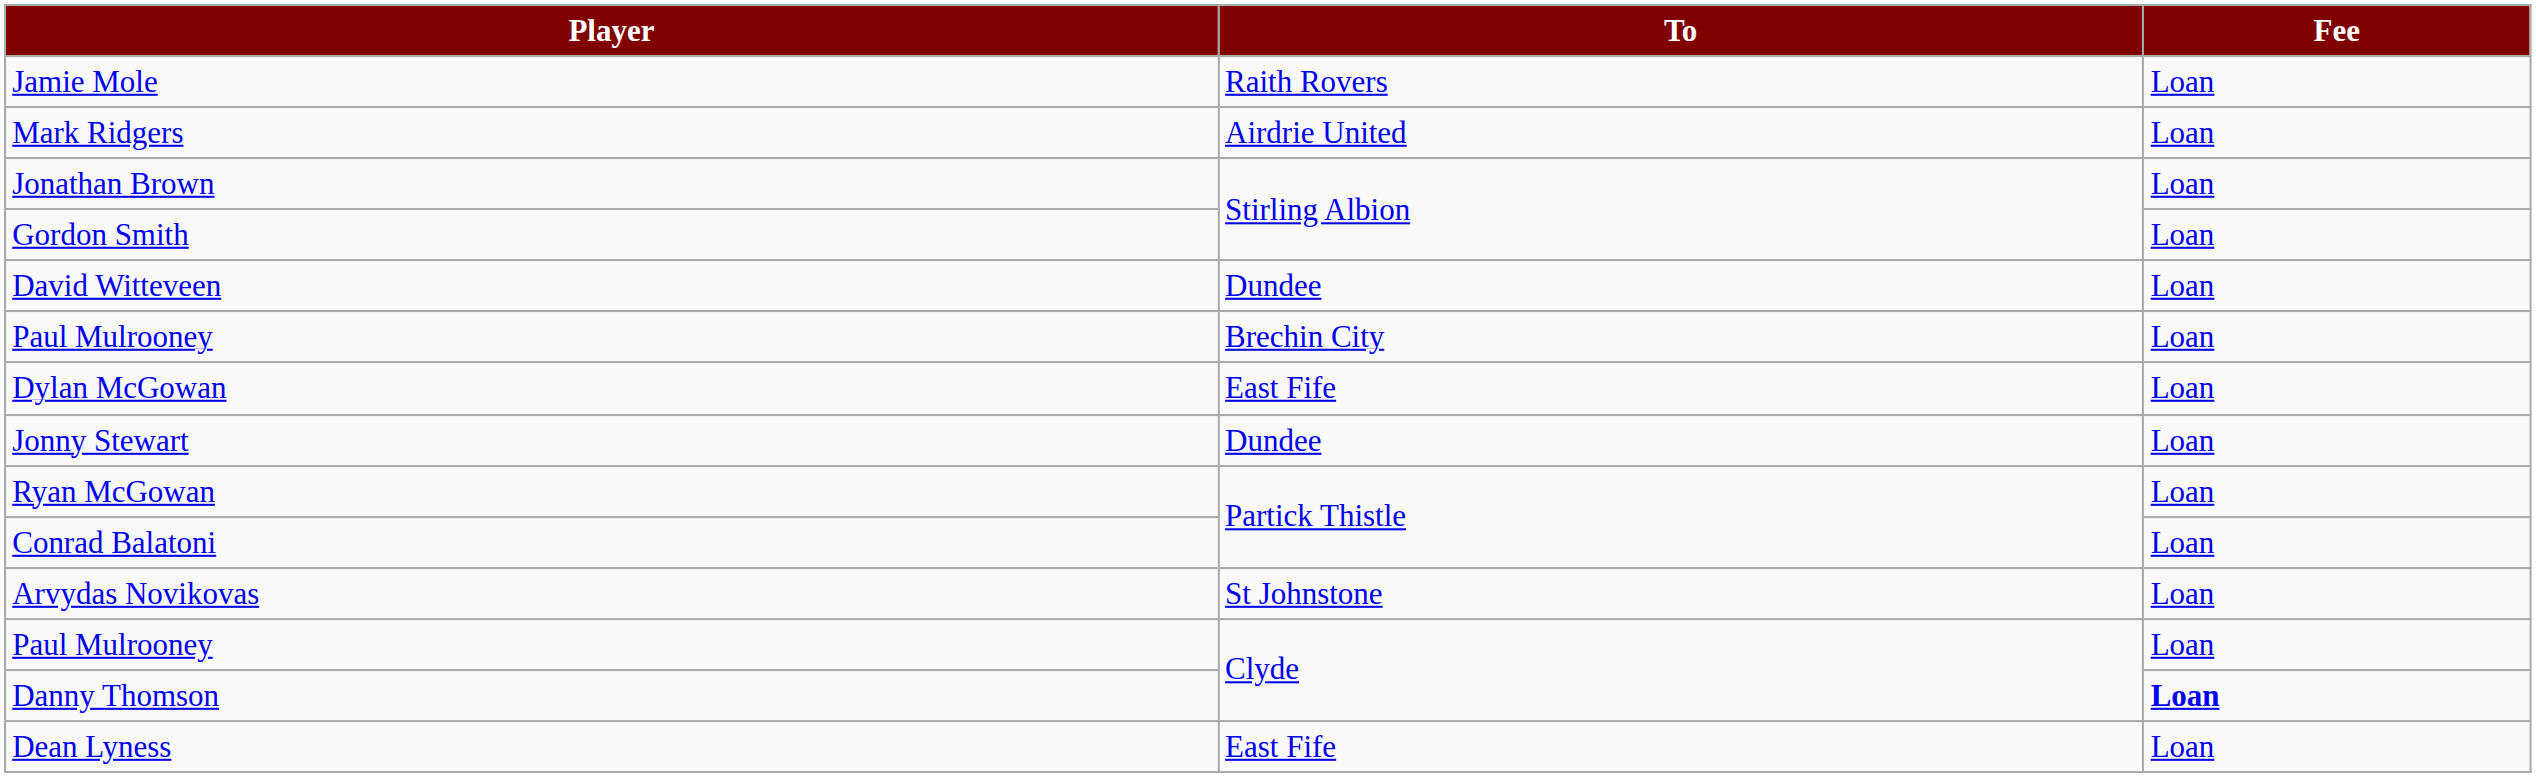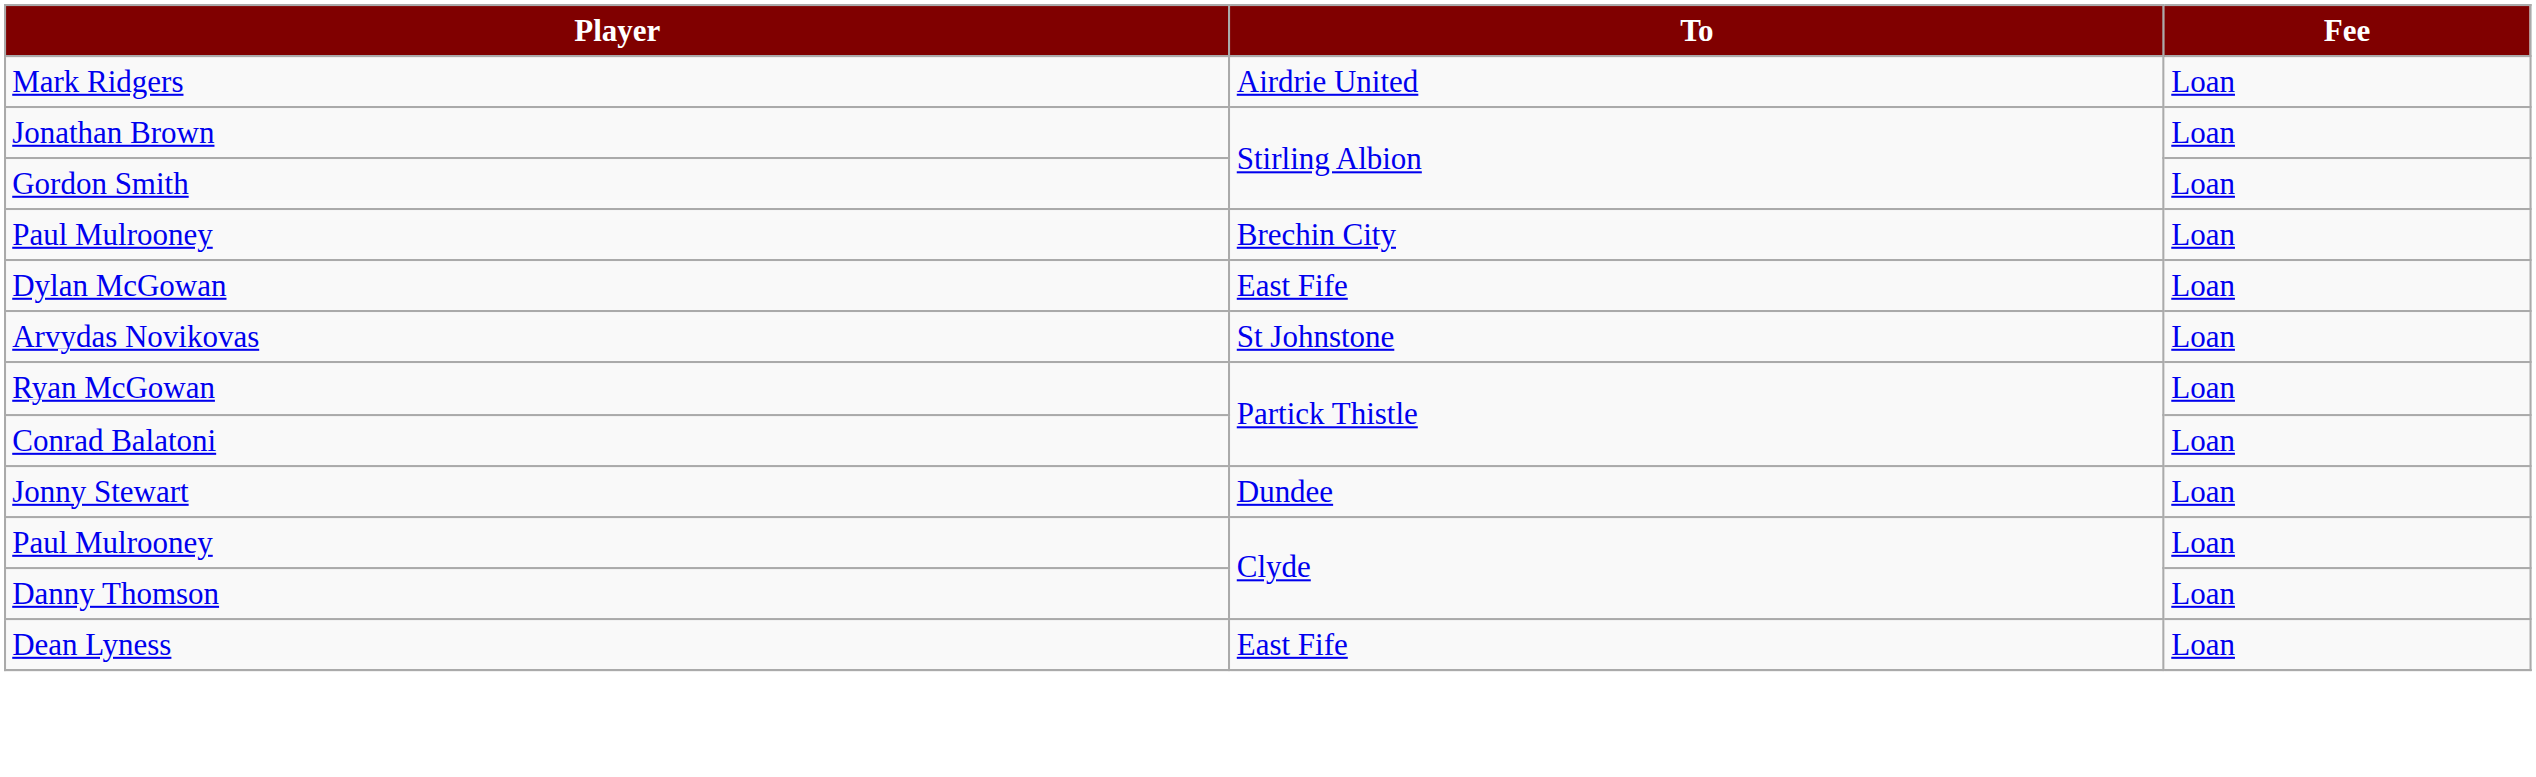- row: (85, 81)
- row: (117, 285)
rows swapped: (100, 439) <-> (136, 592)
(2185, 694) bold -> (2203, 592) normal
